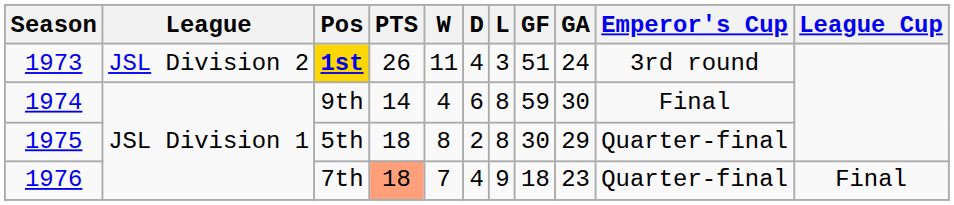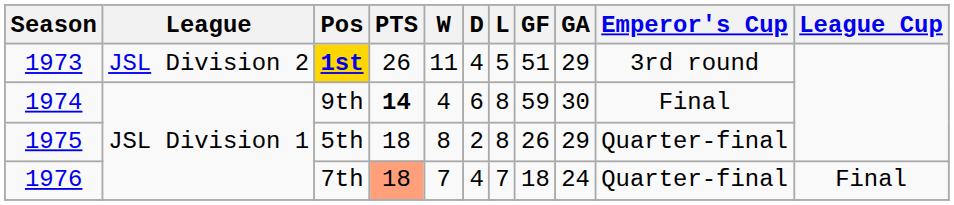(502, 63) 3 -> (502, 63) 5
(576, 63) 24 -> (576, 63) 29
(396, 102) normal -> (396, 102) bold
(535, 141) 30 -> (535, 141) 26
(502, 180) 9 -> (502, 180) 7
(576, 180) 23 -> (576, 180) 24
